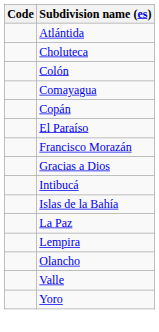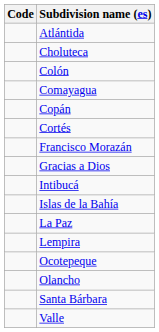+ row: (55, 128)
- row: (64, 128)
+ row: (68, 261)
+ row: (73, 299)
- row: (51, 299)
